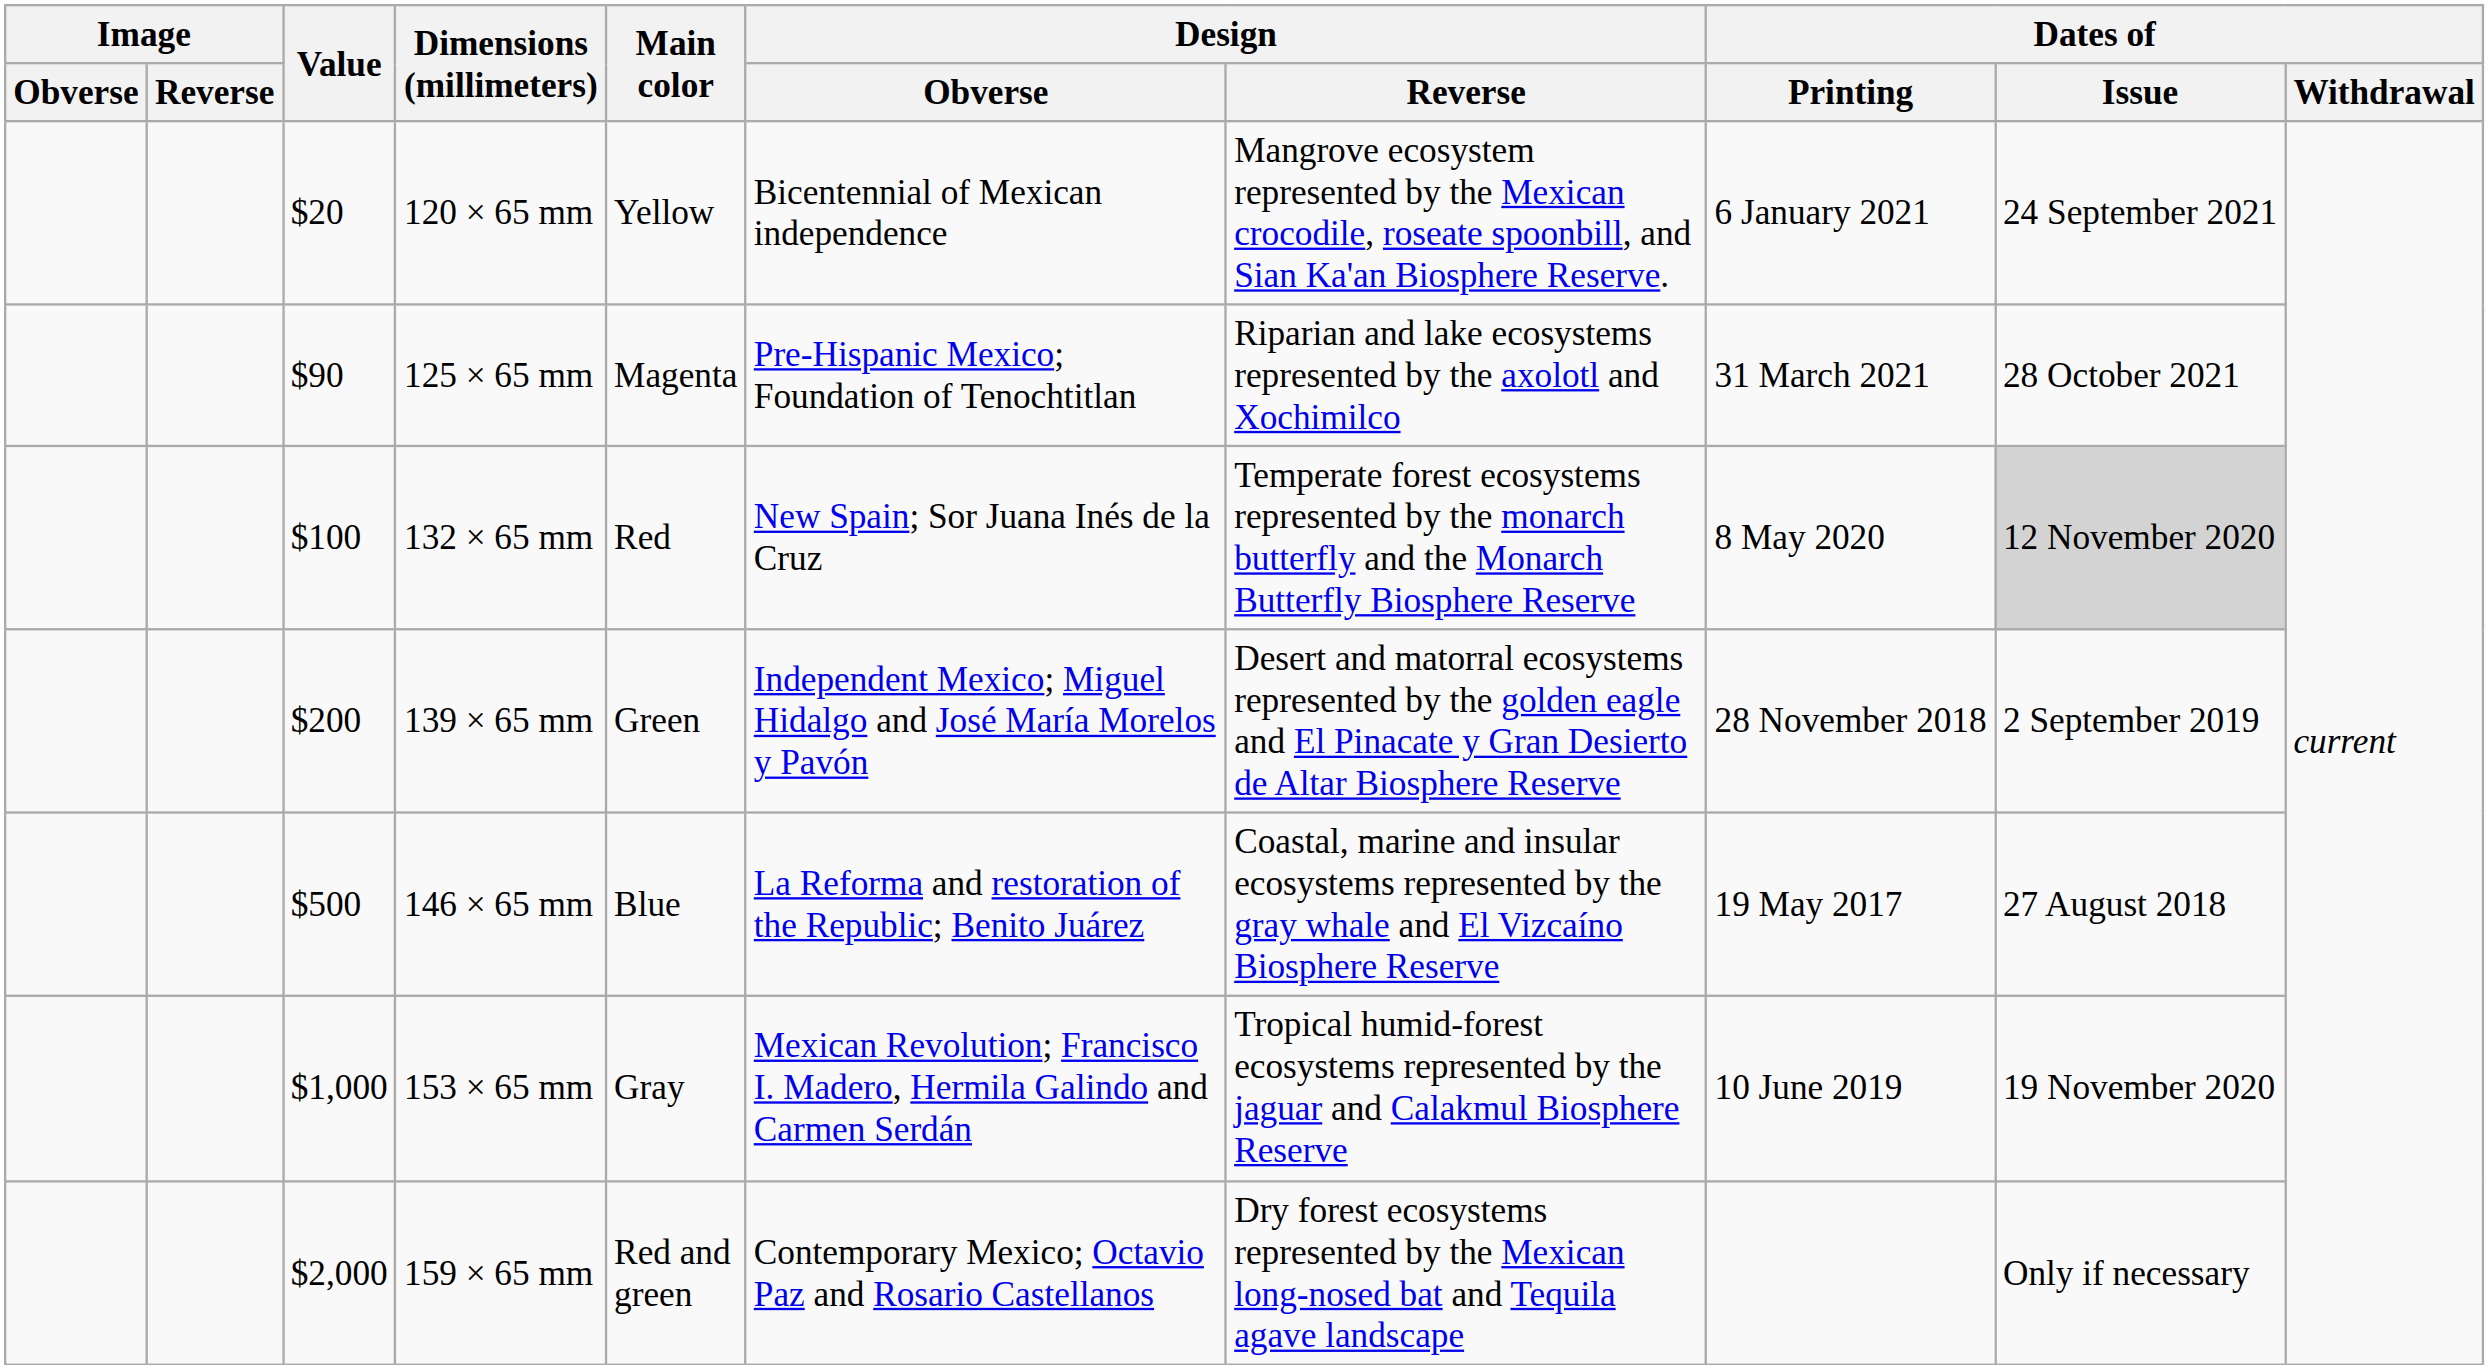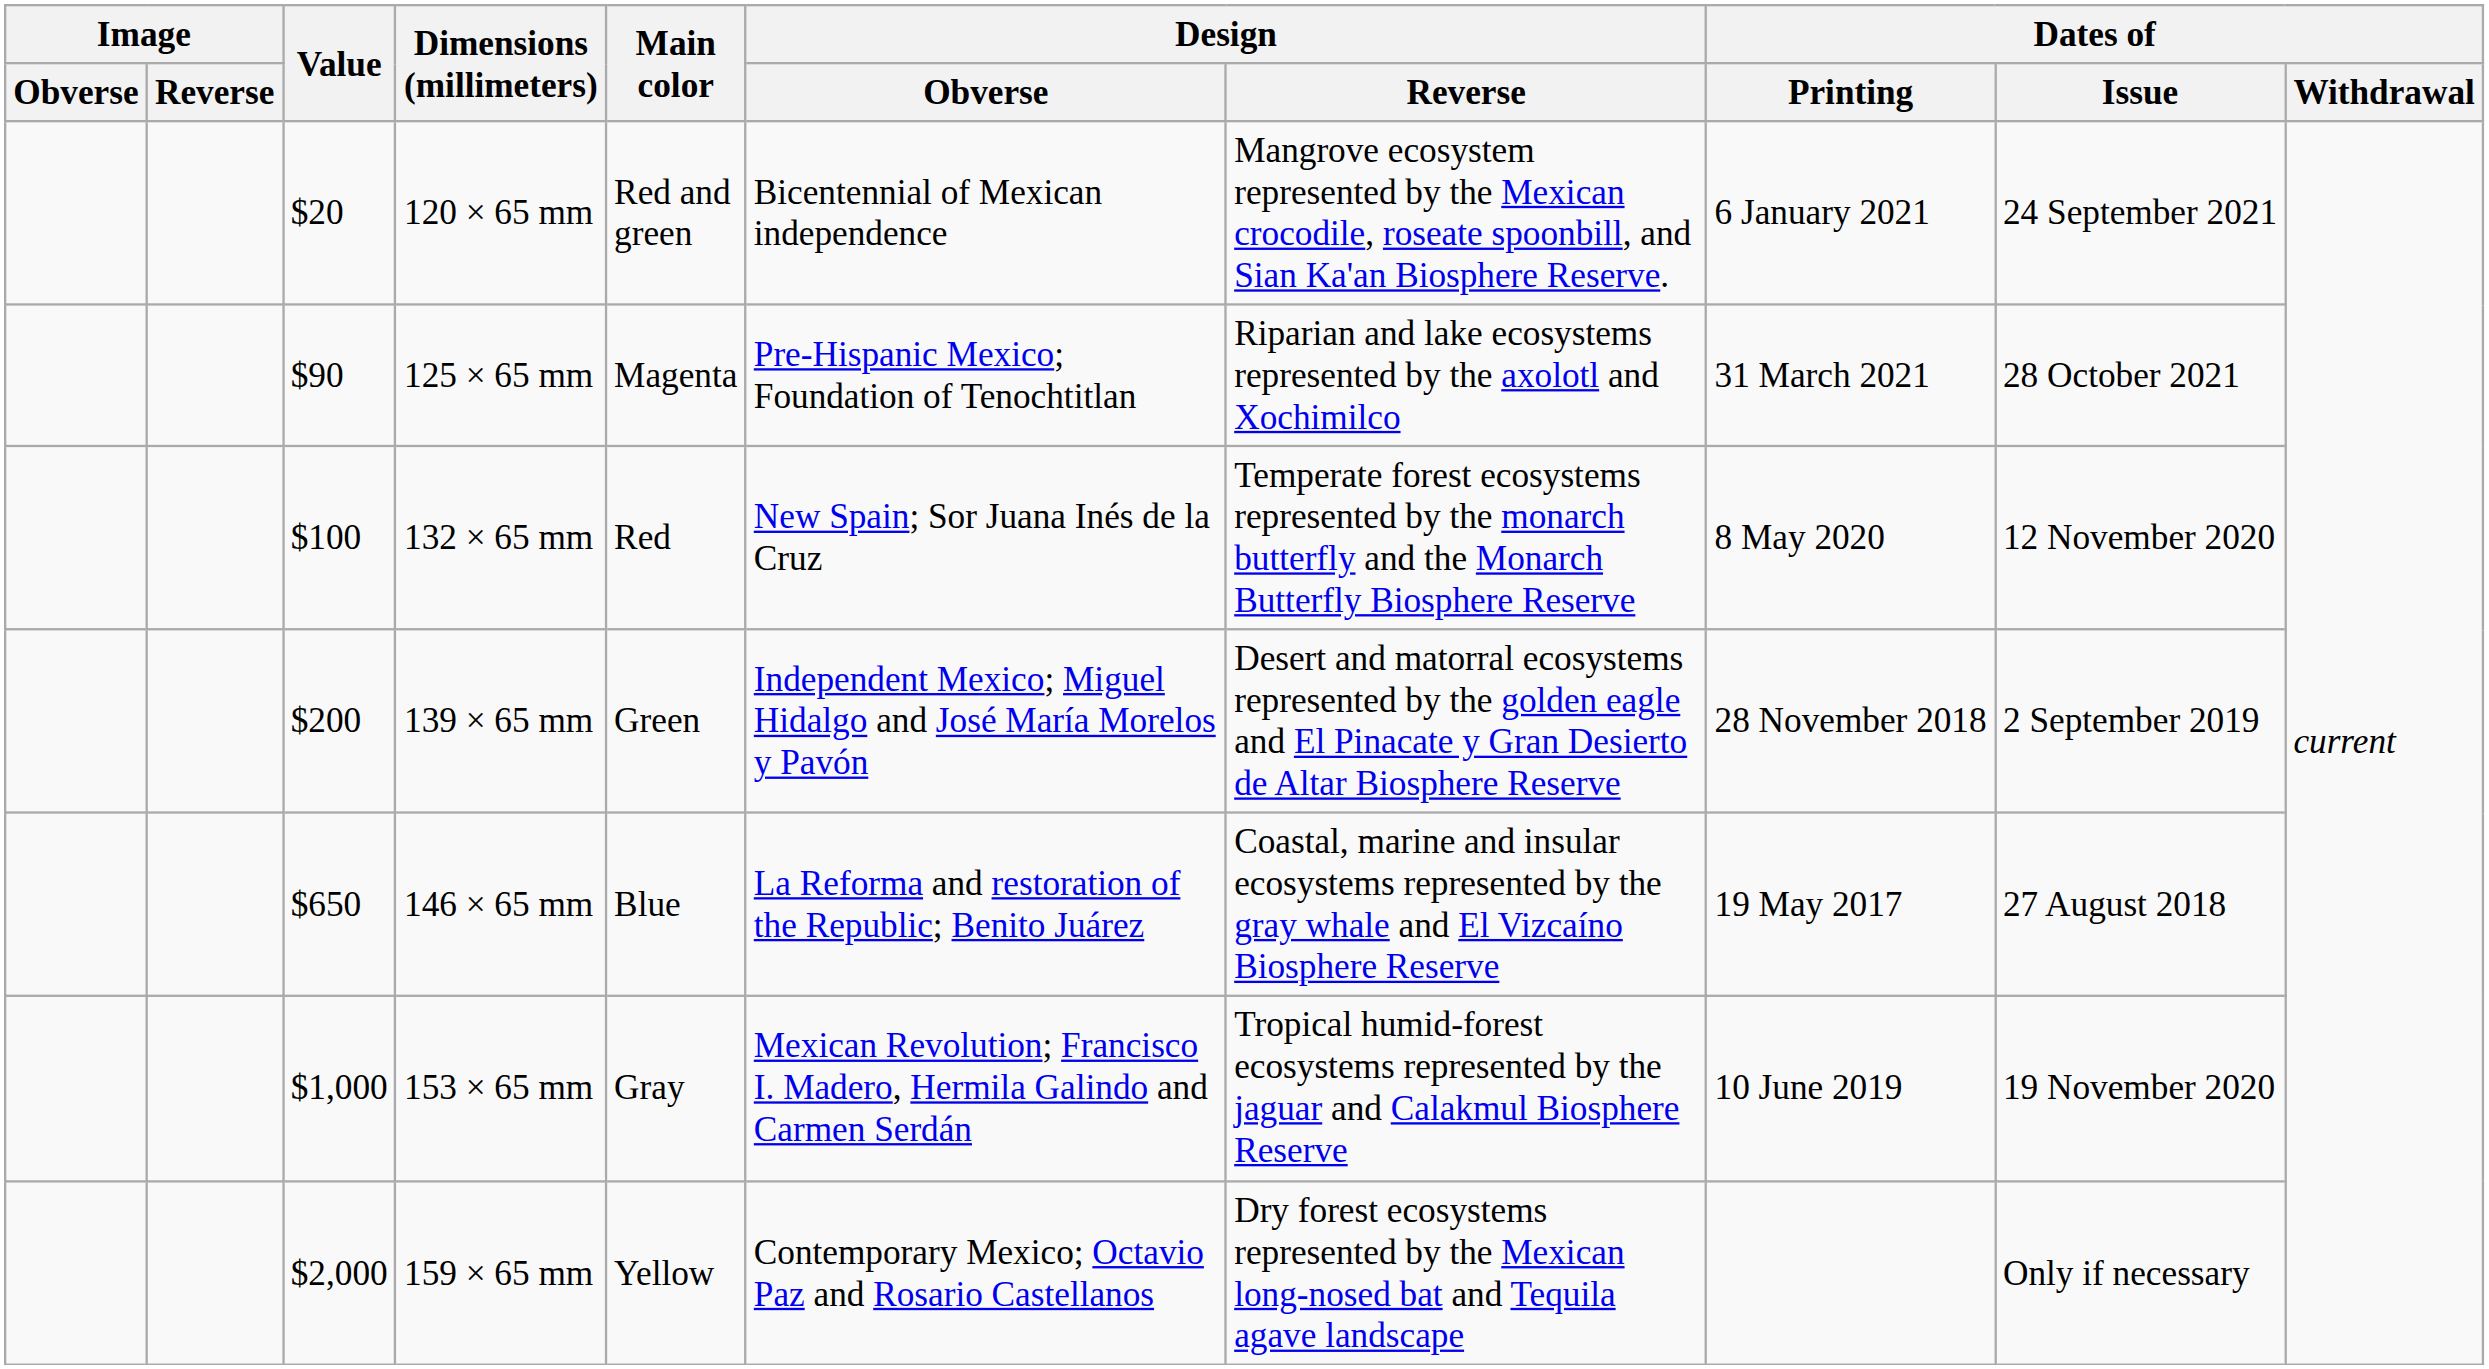(664, 212) Yellow -> (672, 212) Red and green
(2139, 537) lightgrey background -> (2139, 537) no background
(326, 904) $500 -> (326, 904) $650
(672, 1271) Red and green -> (664, 1271) Yellow
